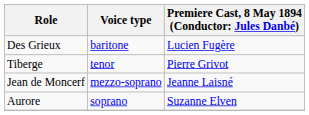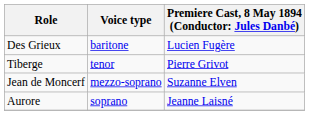(200, 82) Jeanne Laisné -> (202, 82) Suzanne Elven
(202, 100) Suzanne Elven -> (200, 100) Jeanne Laisné
